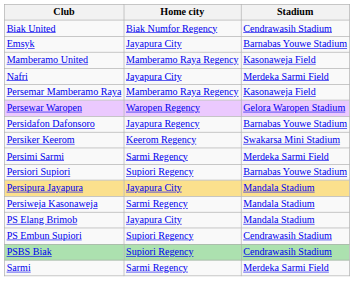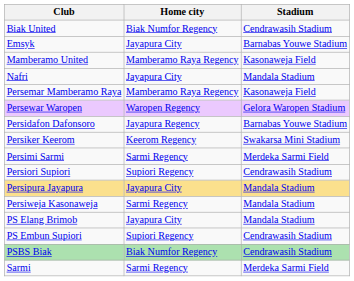(286, 76) Merdeka Sarmi Field -> (279, 76) Mandala Stadium
(295, 172) Barnabas Youwe Stadium -> (288, 172) Cendrawasih Stadium
(160, 252) Supiori Regency -> (172, 252) Biak Numfor Regency
